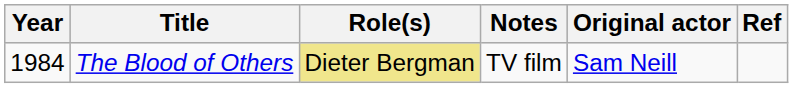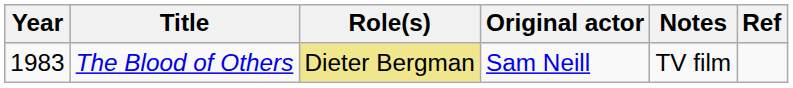columns swapped: (524, 23) <-> (652, 23)
(37, 62) 1984 -> (37, 62) 1983
